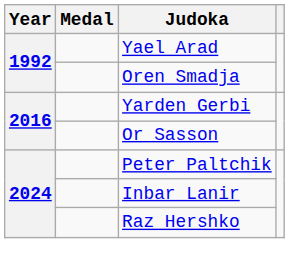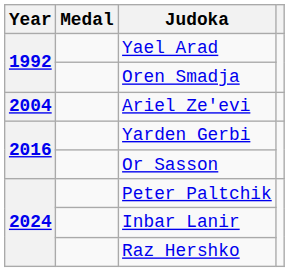+ row: (186, 106)
